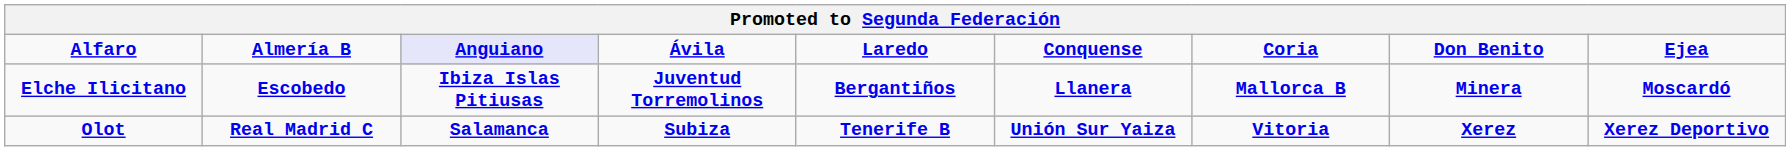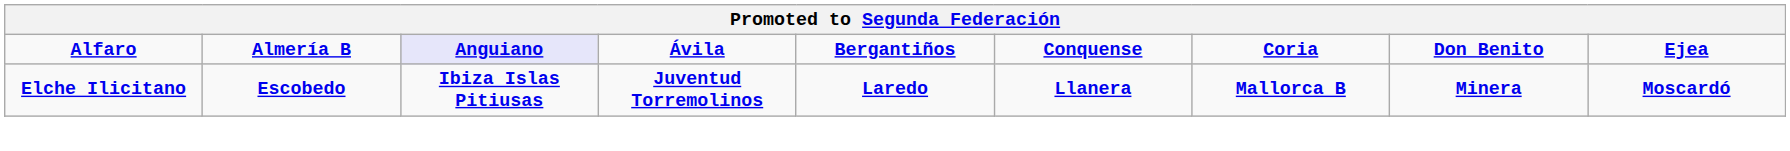(895, 50) Laredo -> (895, 50) Bergantiños
(895, 90) Bergantiños -> (895, 90) Laredo
- row: (104, 130)
